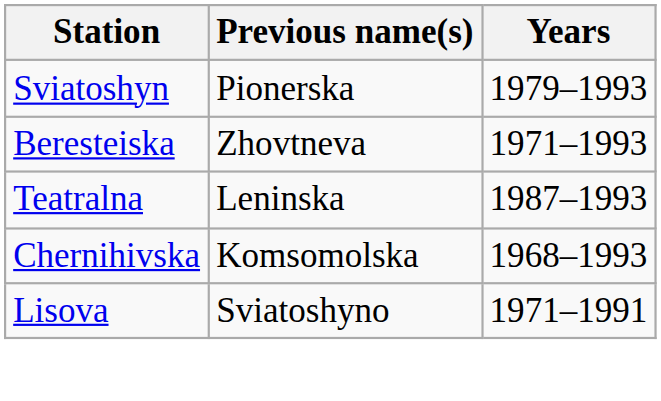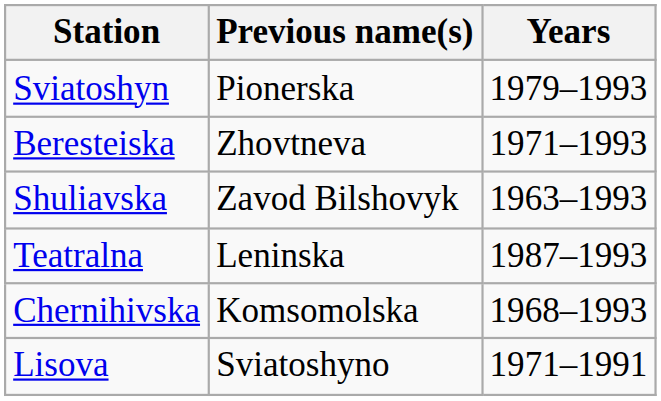+ row: (90, 198)
